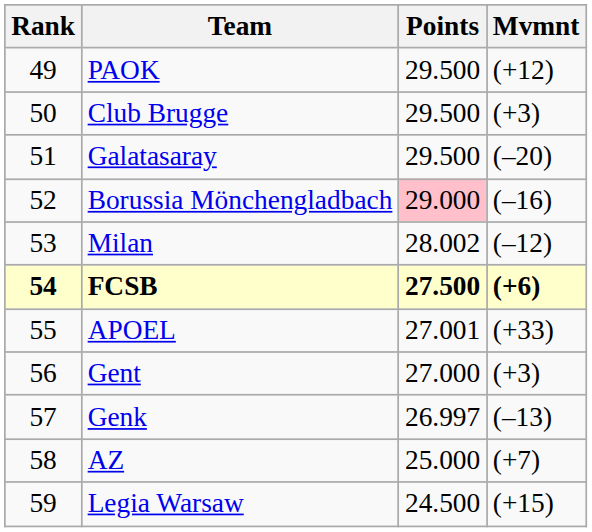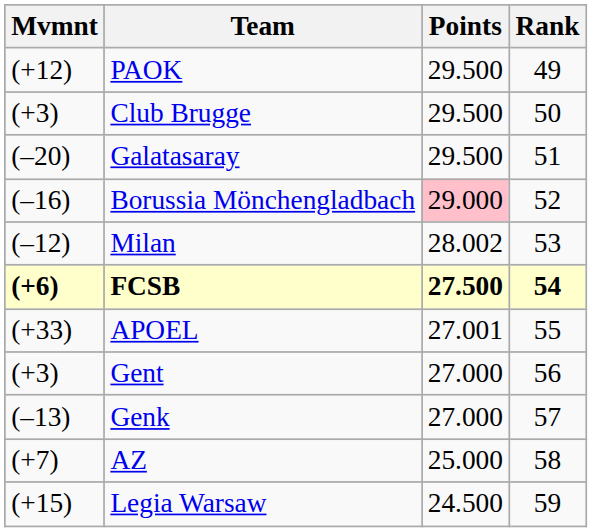columns swapped: (43, 26) <-> (536, 26)
(443, 416) 26.997 -> (465, 416) 27.000
